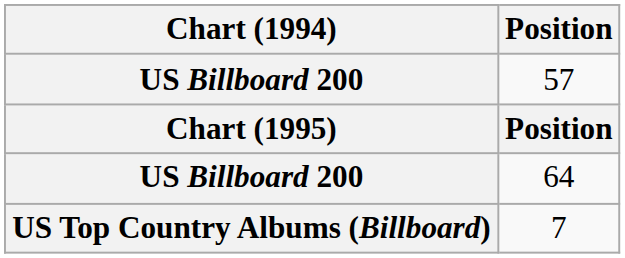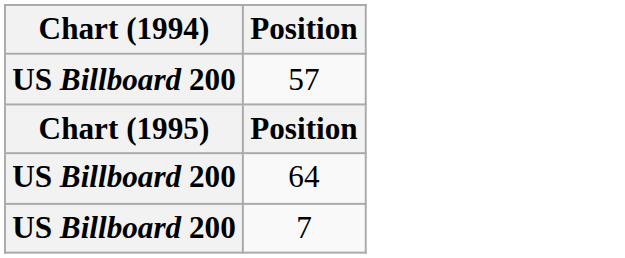(251, 227) US Top Country Albums (Billboard) -> (124, 227) US Billboard 200
